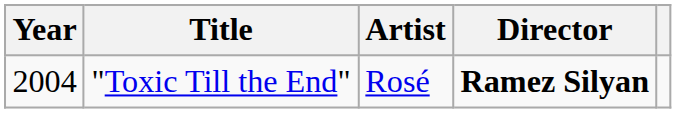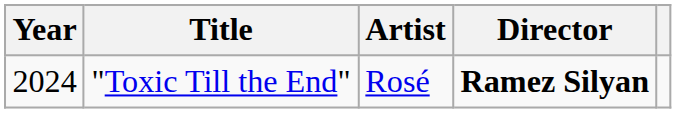(45, 81) 2004 -> (45, 81) 2024
